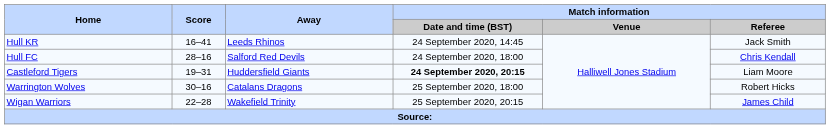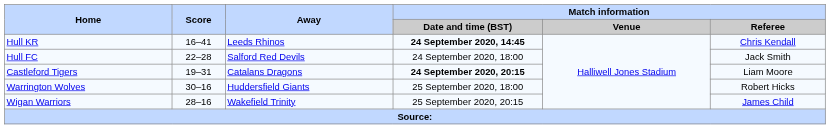(468, 42) normal -> (468, 42) bold
(768, 42) Jack Smith -> (768, 42) Chris Kendall
(199, 57) 28–16 -> (199, 57) 22–28
(768, 57) Chris Kendall -> (768, 57) Jack Smith
(268, 72) Huddersfield Giants -> (265, 72) Catalans Dragons
(265, 87) Catalans Dragons -> (268, 87) Huddersfield Giants
(199, 101) 22–28 -> (199, 101) 28–16
